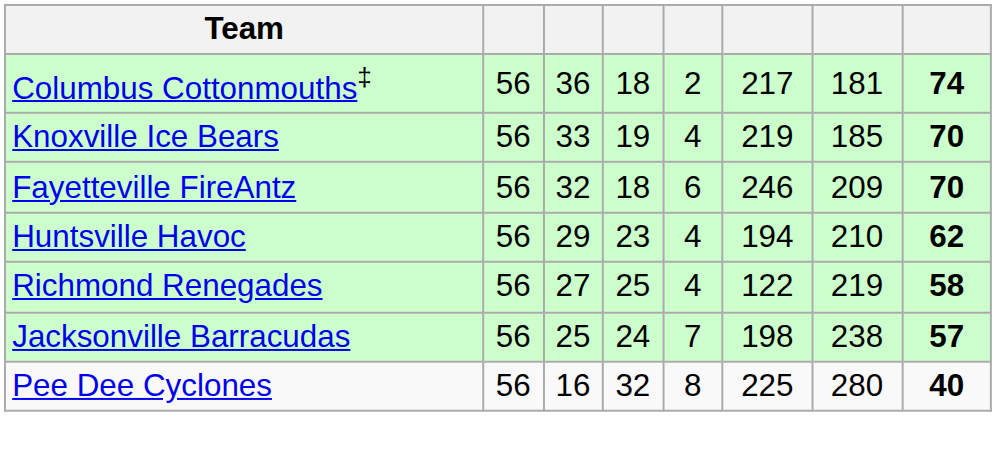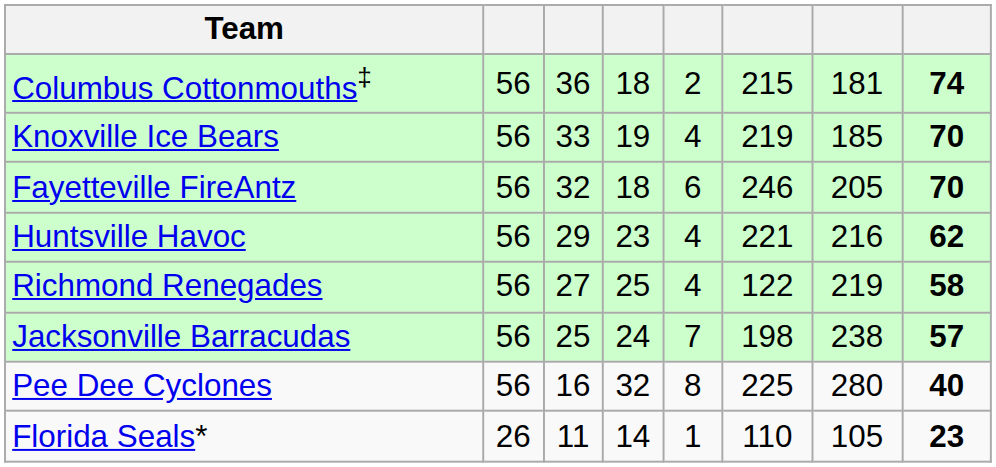(767, 83) 217 -> (767, 83) 215
(857, 187) 209 -> (857, 187) 205
(767, 236) 194 -> (767, 236) 221
(857, 236) 210 -> (857, 236) 216
+ row: (110, 435)
